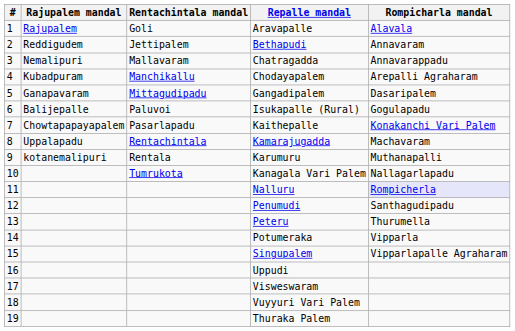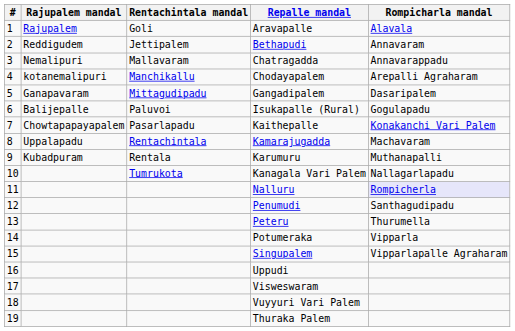(53, 77) Kubadpuram -> (65, 77) kotanemalipuri
(65, 157) kotanemalipuri -> (53, 157) Kubadpuram
